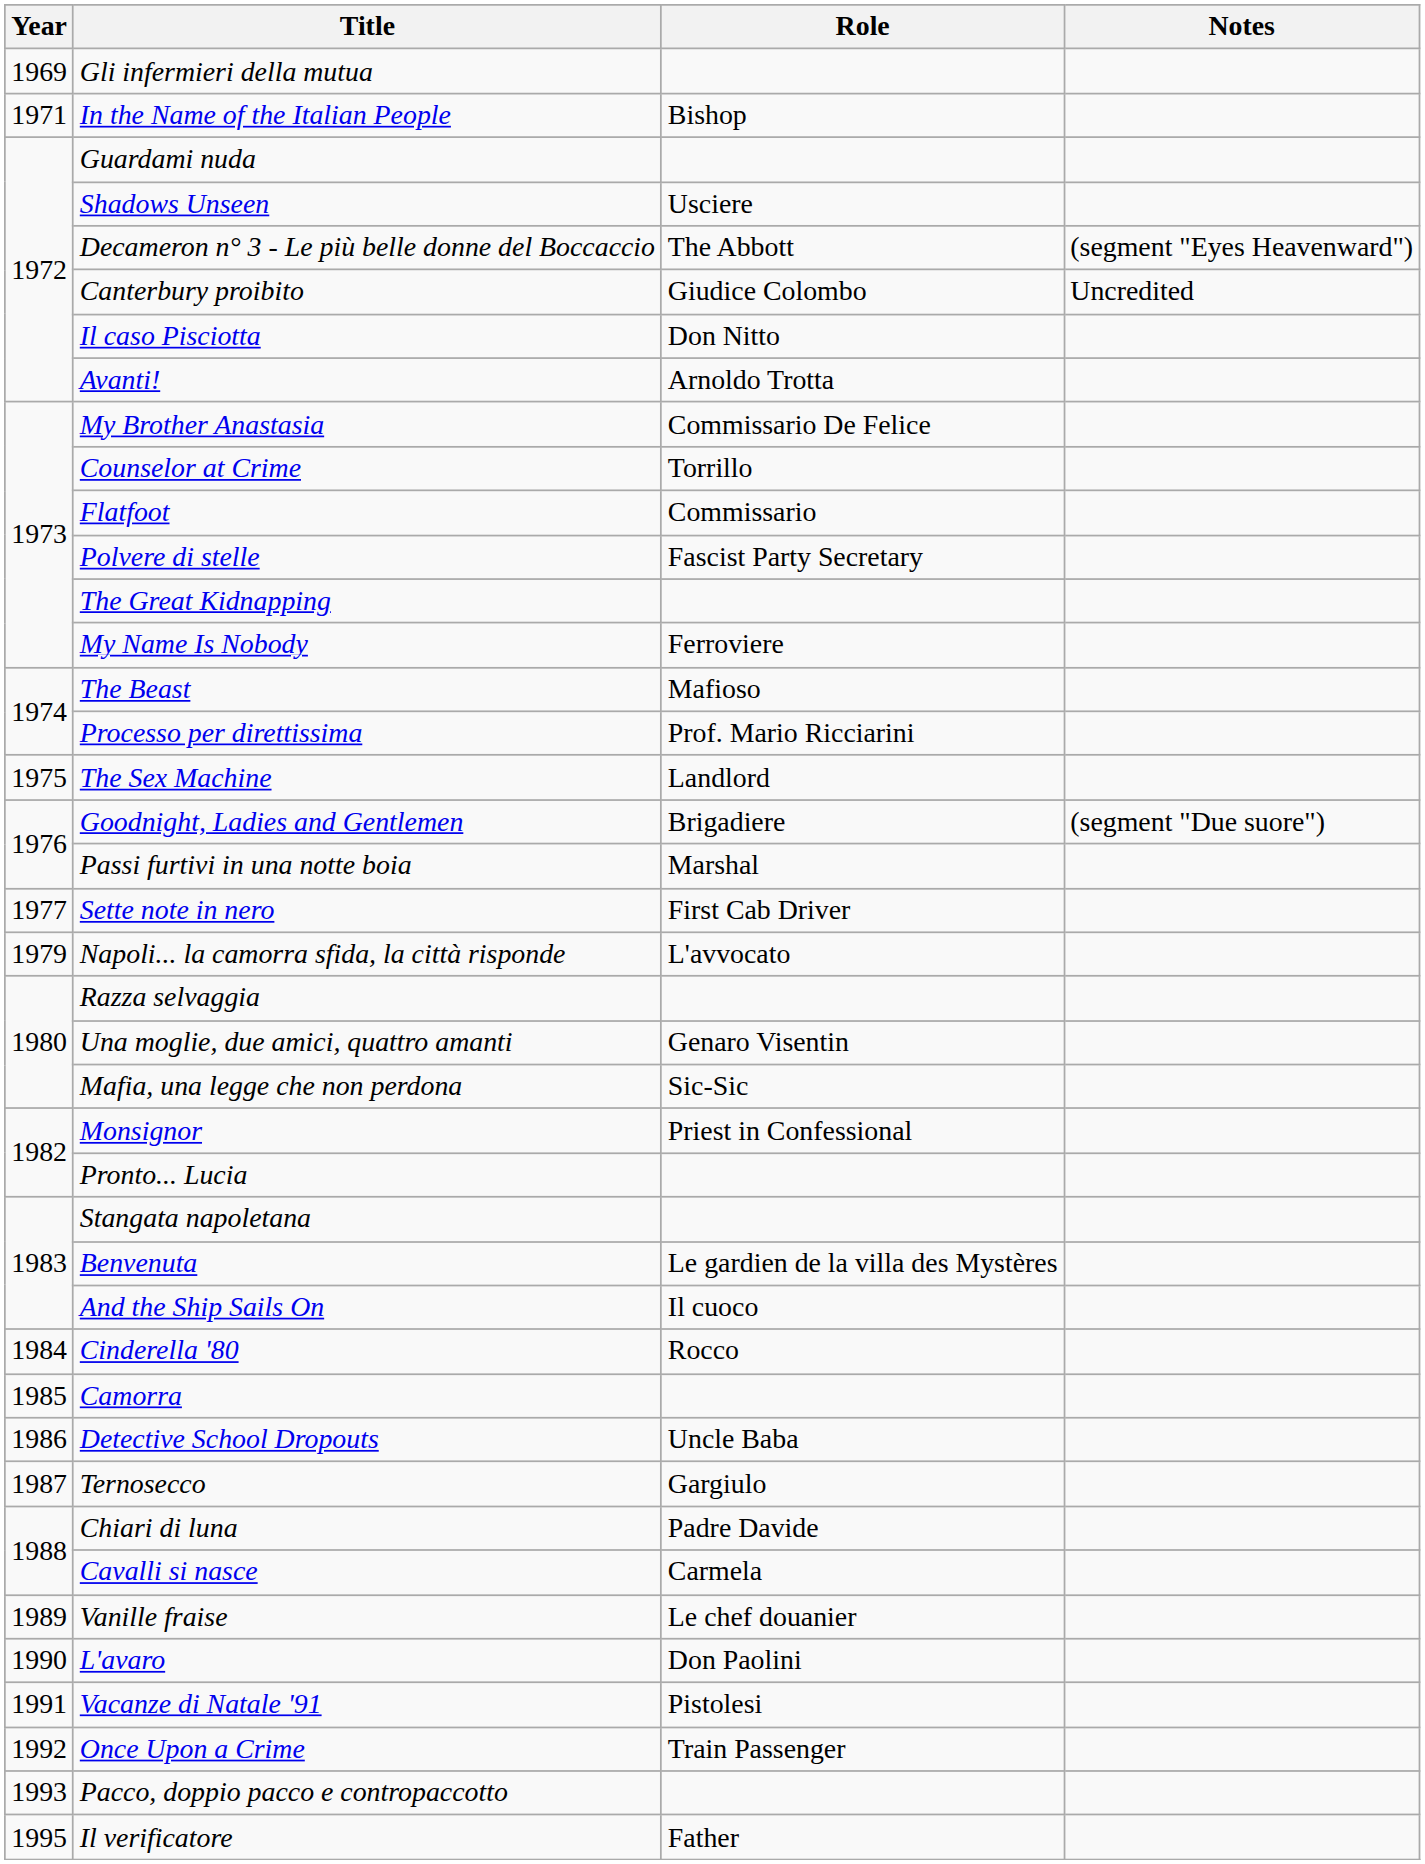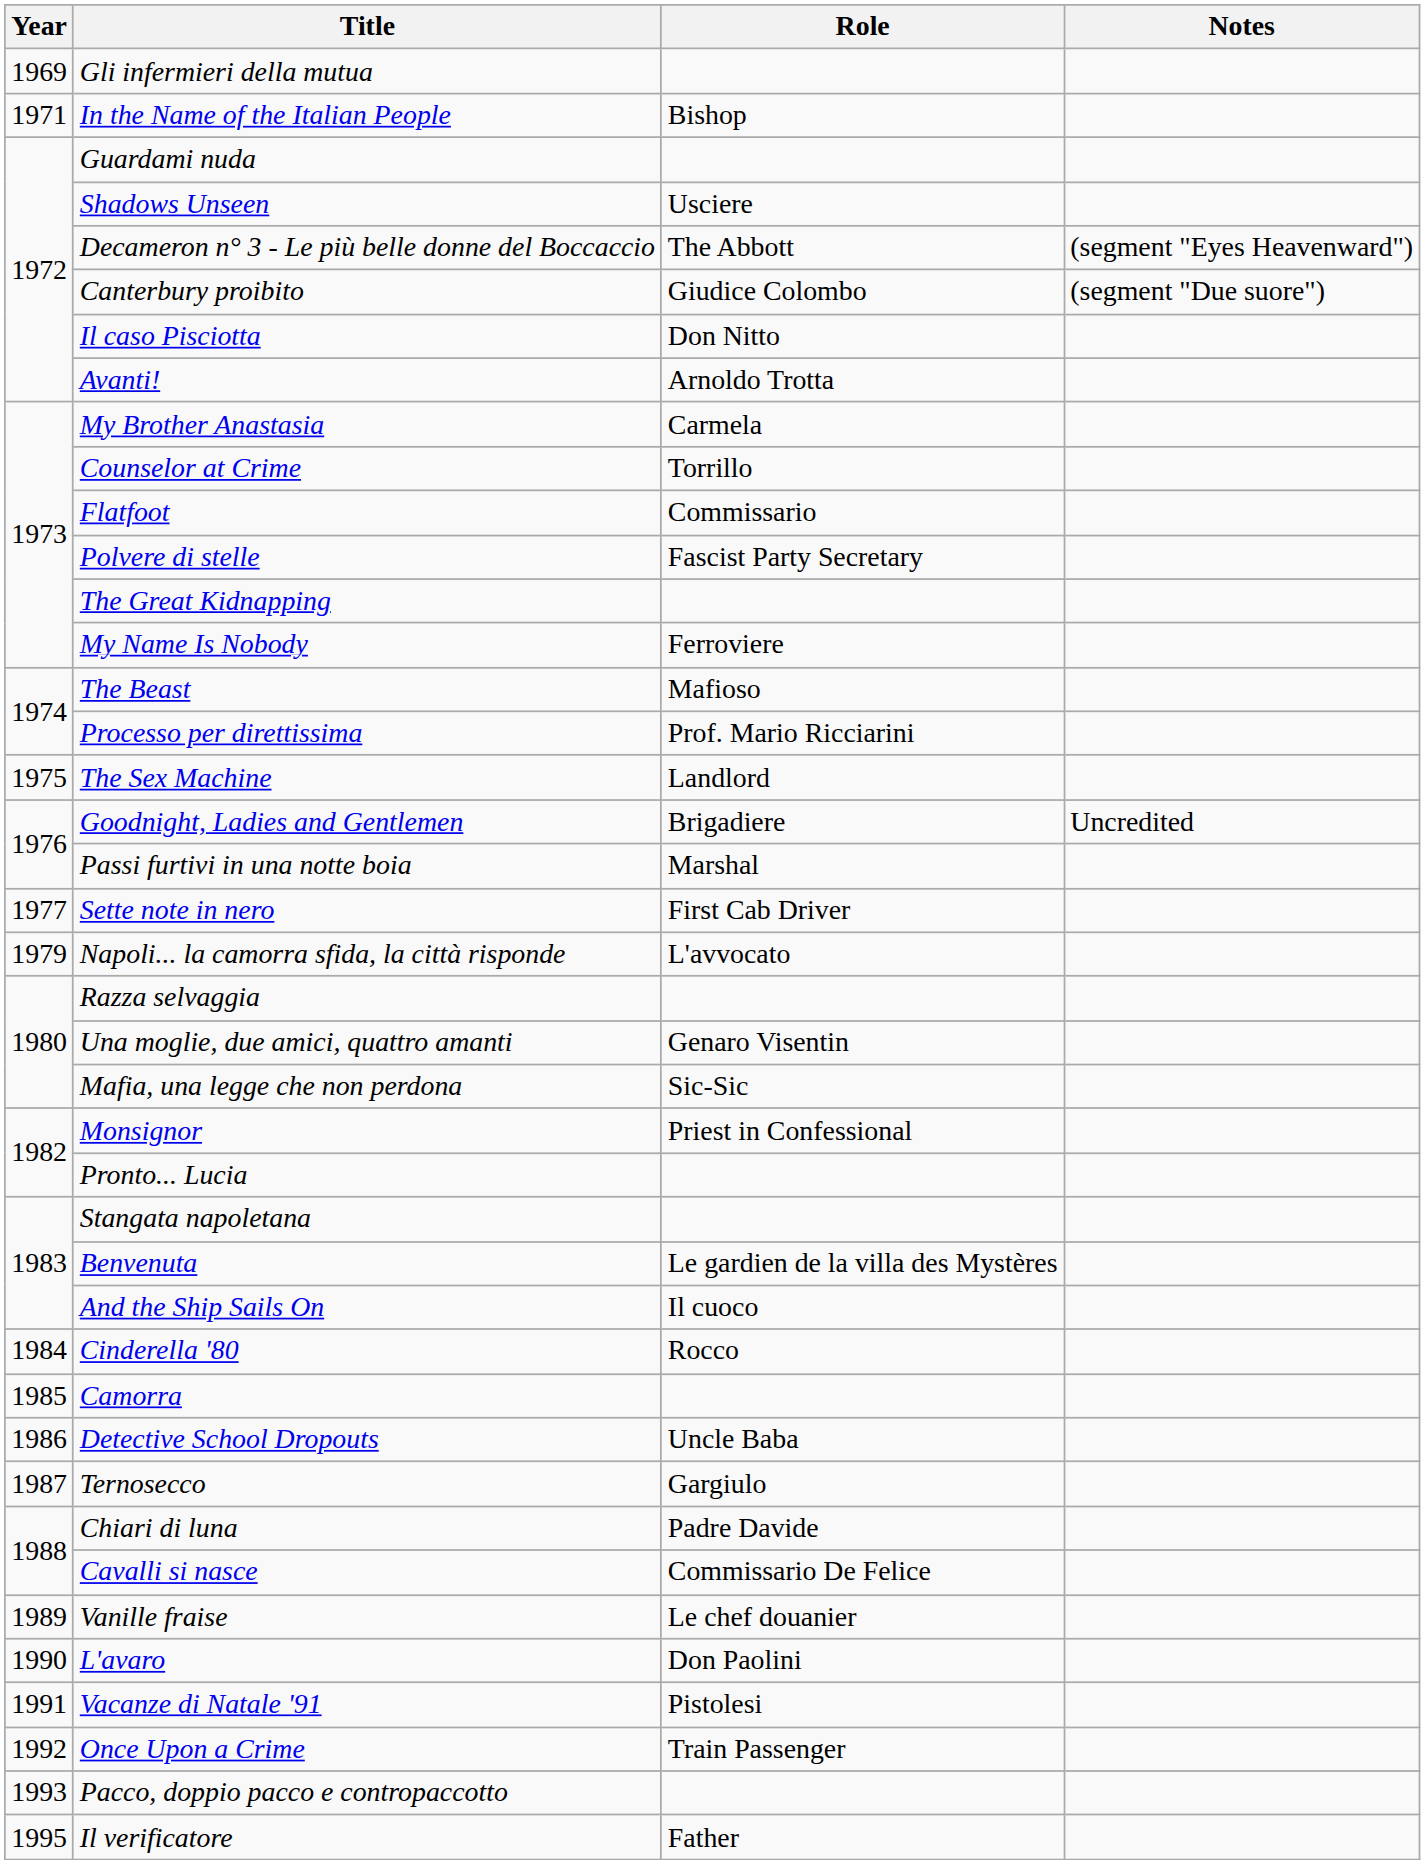(1132, 291) Uncredited -> (1198, 291) (segment "Due suore")
(799, 423) Commissario De Felice -> (715, 423) Carmela
(1198, 821) (segment "Due suore") -> (1132, 821) Uncredited
(715, 1571) Carmela -> (799, 1571) Commissario De Felice
